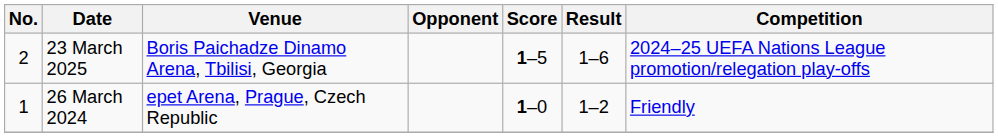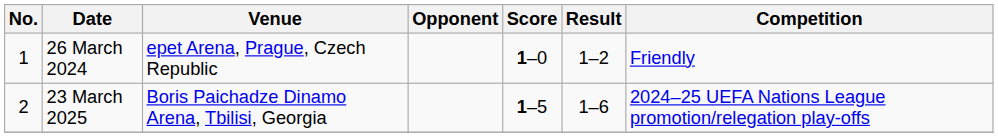rows swapped: (85, 107) <-> (85, 58)
